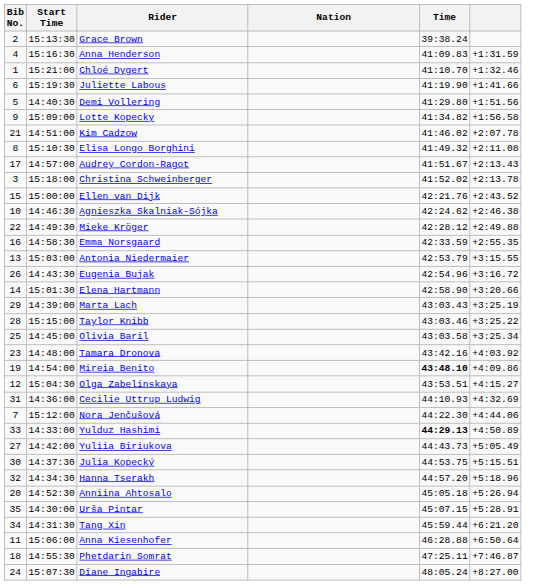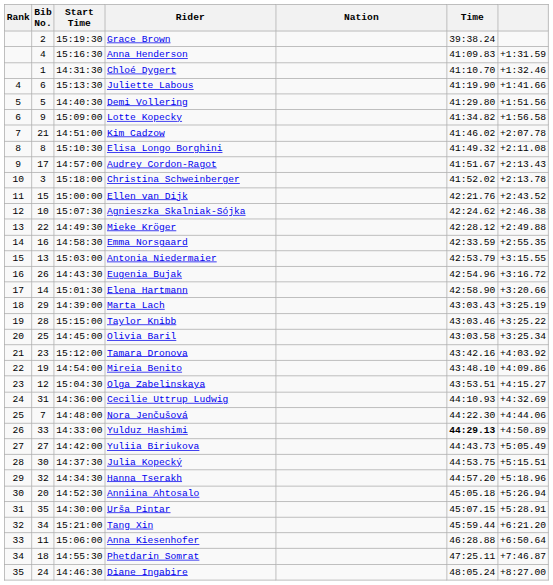+ column: (18, 18)
(52, 39) 15:13:30 -> (79, 39) 15:19:30
(52, 70) 15:21:00 -> (79, 70) 14:31:30
(52, 86) 15:19:30 -> (79, 86) 15:13:30
(52, 211) 14:46:30 -> (79, 211) 15:07:30
(52, 353) 14:48:00 -> (79, 353) 15:12:00
(445, 368) bold -> (472, 368) normal
(52, 415) 15:12:00 -> (79, 415) 14:48:00
(52, 525) 14:31:30 -> (79, 525) 15:21:00
(52, 572) 15:07:30 -> (79, 572) 14:46:30
